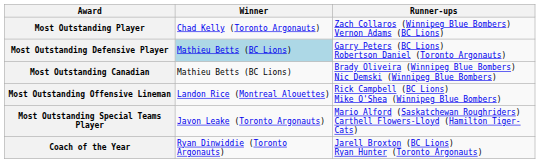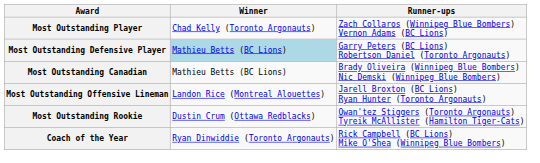(418, 94) Rick Campbell (BC Lions) Mike O'Shea (Winnipeg Blue Bombers) -> (412, 94) Jarell Broxton (BC Lions) Ryan Hunter (Toronto Argonauts)
+ row: (87, 117)
- row: (90, 121)
(408, 148) Jarell Broxton (BC Lions) Ryan Hunter (Toronto Argonauts) -> (422, 139) Rick Campbell (BC Lions) Mike O'Shea (Winnipeg Blue Bombers)
